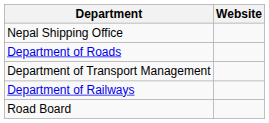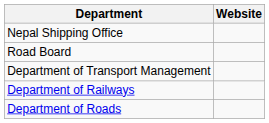rows swapped: (64, 52) <-> (39, 109)
